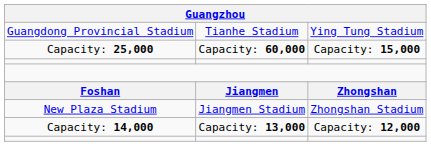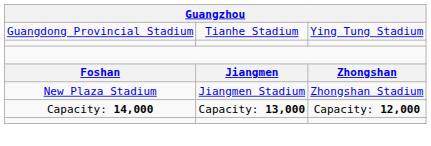- row: (100, 49)
